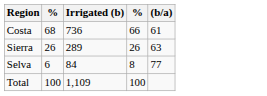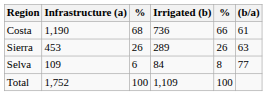+ column: (86, 13)
